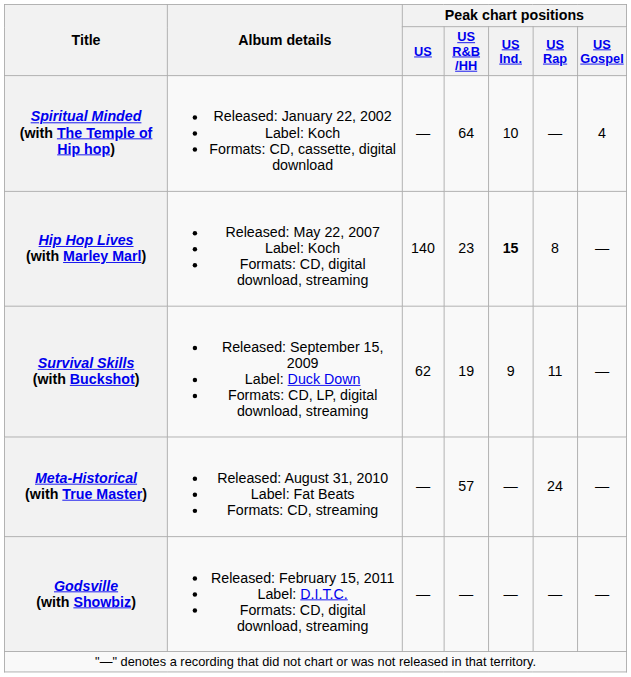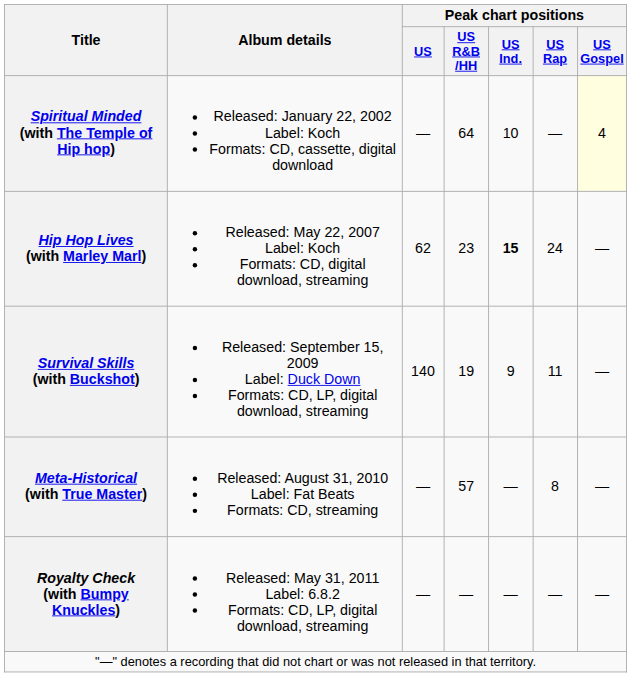(602, 133) no background -> (602, 133) lightyellow background
(423, 248) 140 -> (423, 248) 62
(555, 248) 8 -> (555, 248) 24
(423, 371) 62 -> (423, 371) 140
(555, 486) 24 -> (555, 486) 8
- row: (86, 593)
+ row: (86, 593)
